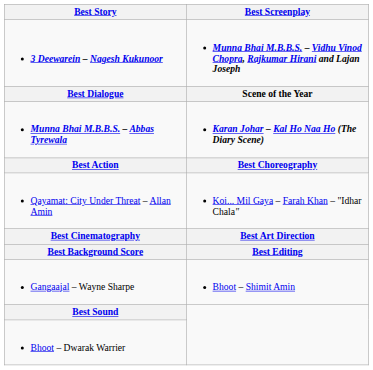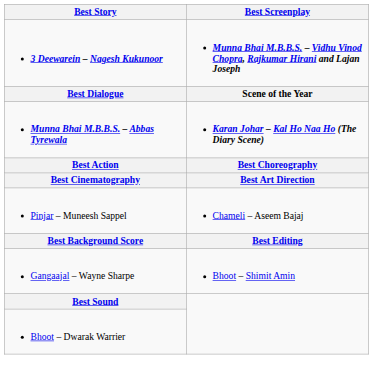- row: (95, 206)
+ row: (95, 216)
